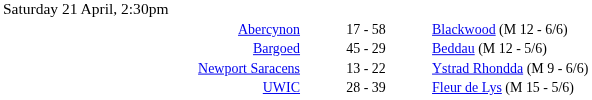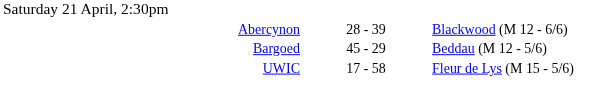(366, 29) 17 - 58 -> (366, 29) 28 - 39
- row: (249, 68)
(366, 87) 28 - 39 -> (366, 68) 17 - 58
